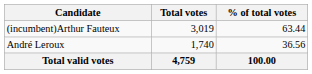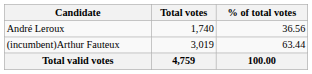rows swapped: (63, 28) <-> (36, 45)
